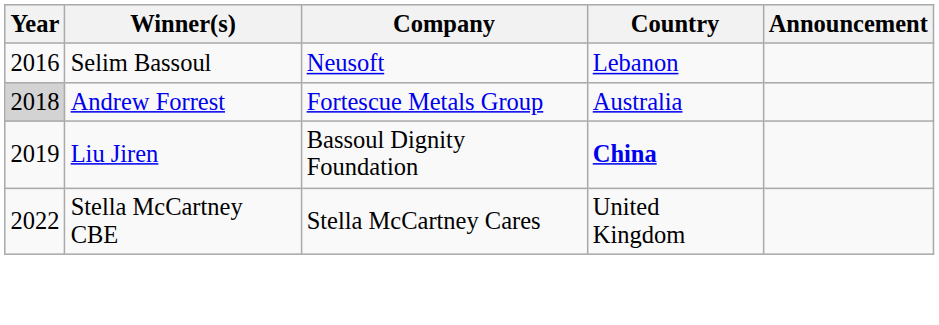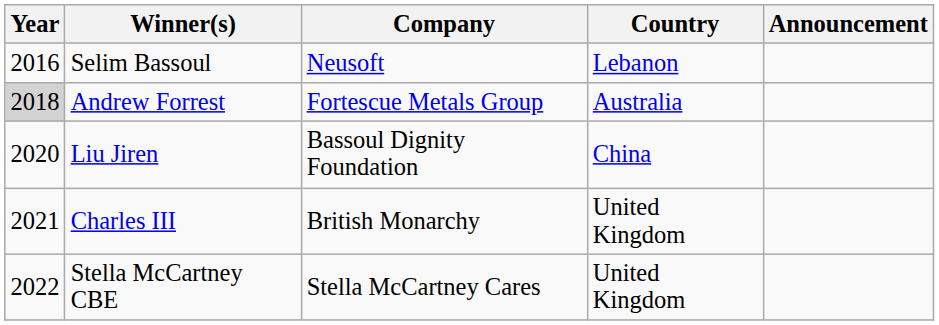(35, 154) 2019 -> (35, 154) 2020
(625, 154) bold -> (622, 154) normal
+ row: (123, 220)
